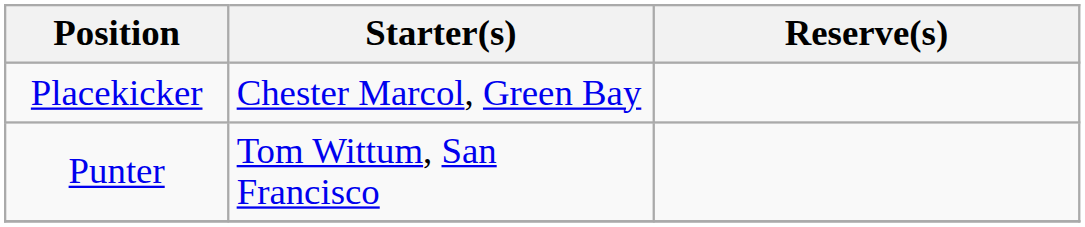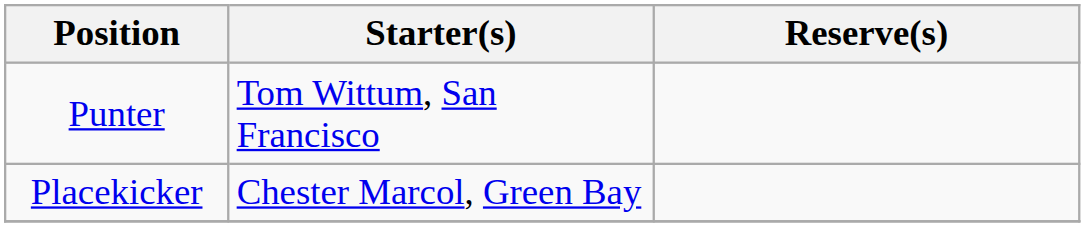rows swapped: (117, 171) <-> (117, 92)
